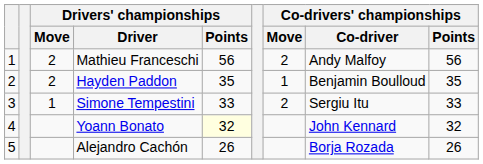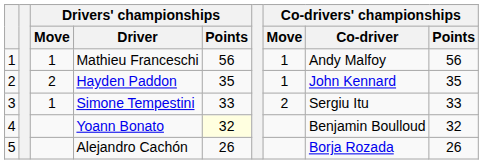(52, 59) 2 -> (52, 59) 1
(284, 59) 2 -> (284, 59) 1
(367, 81) Benjamin Boulloud -> (352, 81) John Kennard
(352, 126) John Kennard -> (367, 126) Benjamin Boulloud
